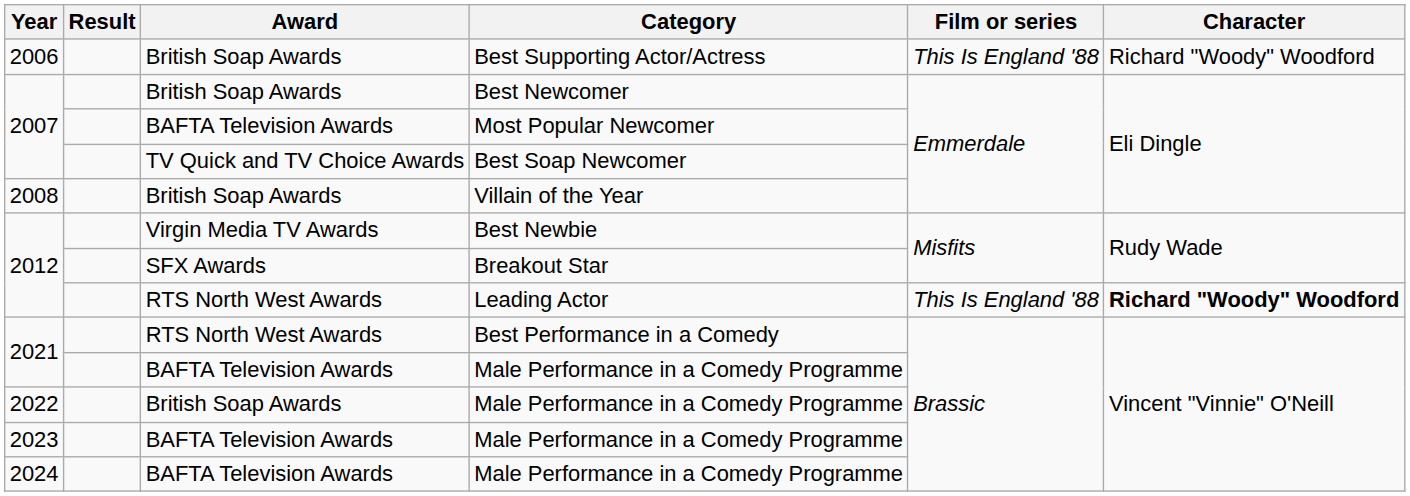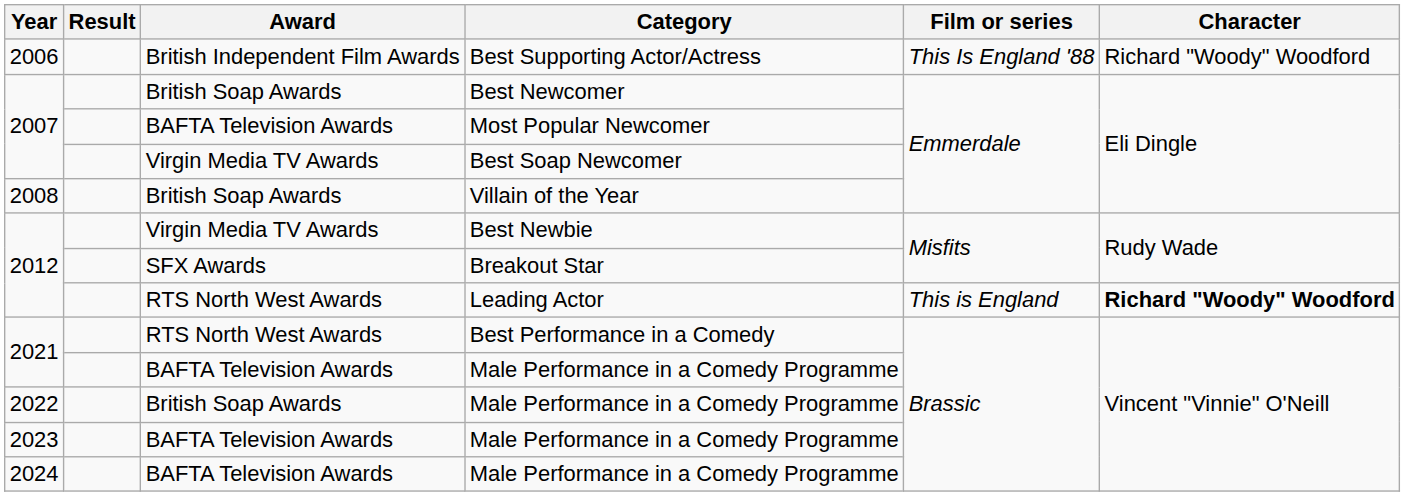(244, 56) British Soap Awards -> (303, 56) British Independent Film Awards
(305, 160) TV Quick and TV Choice Awards -> (262, 160) Virgin Media TV Awards
(1006, 299) This Is England '88 -> (984, 299) This is England
